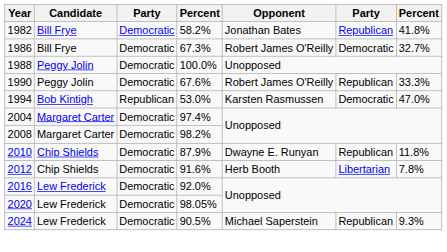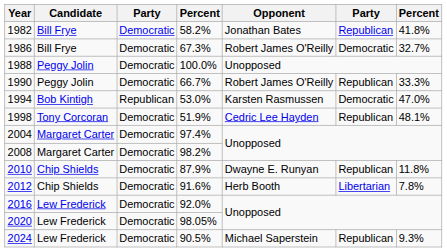(195, 82) 67.6% -> (195, 82) 66.7%
+ row: (20, 117)
